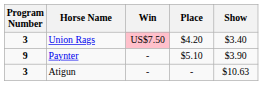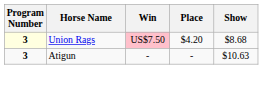(25, 40) no background -> (25, 40) lightyellow background
(236, 40) $3.40 -> (236, 40) $8.68
- row: (64, 56)
